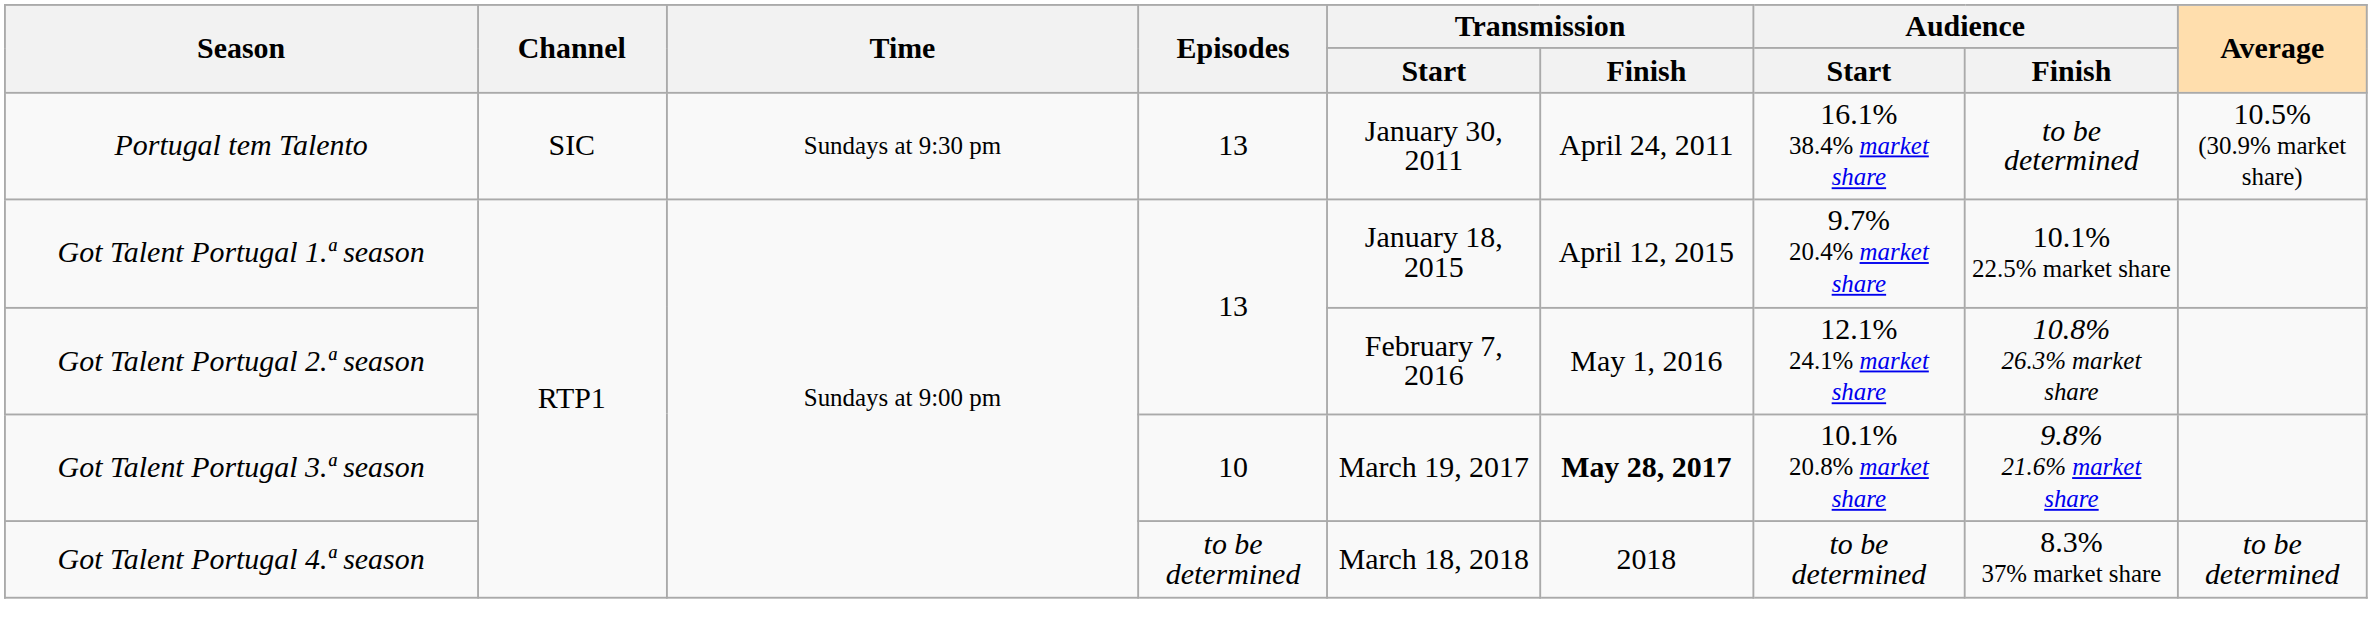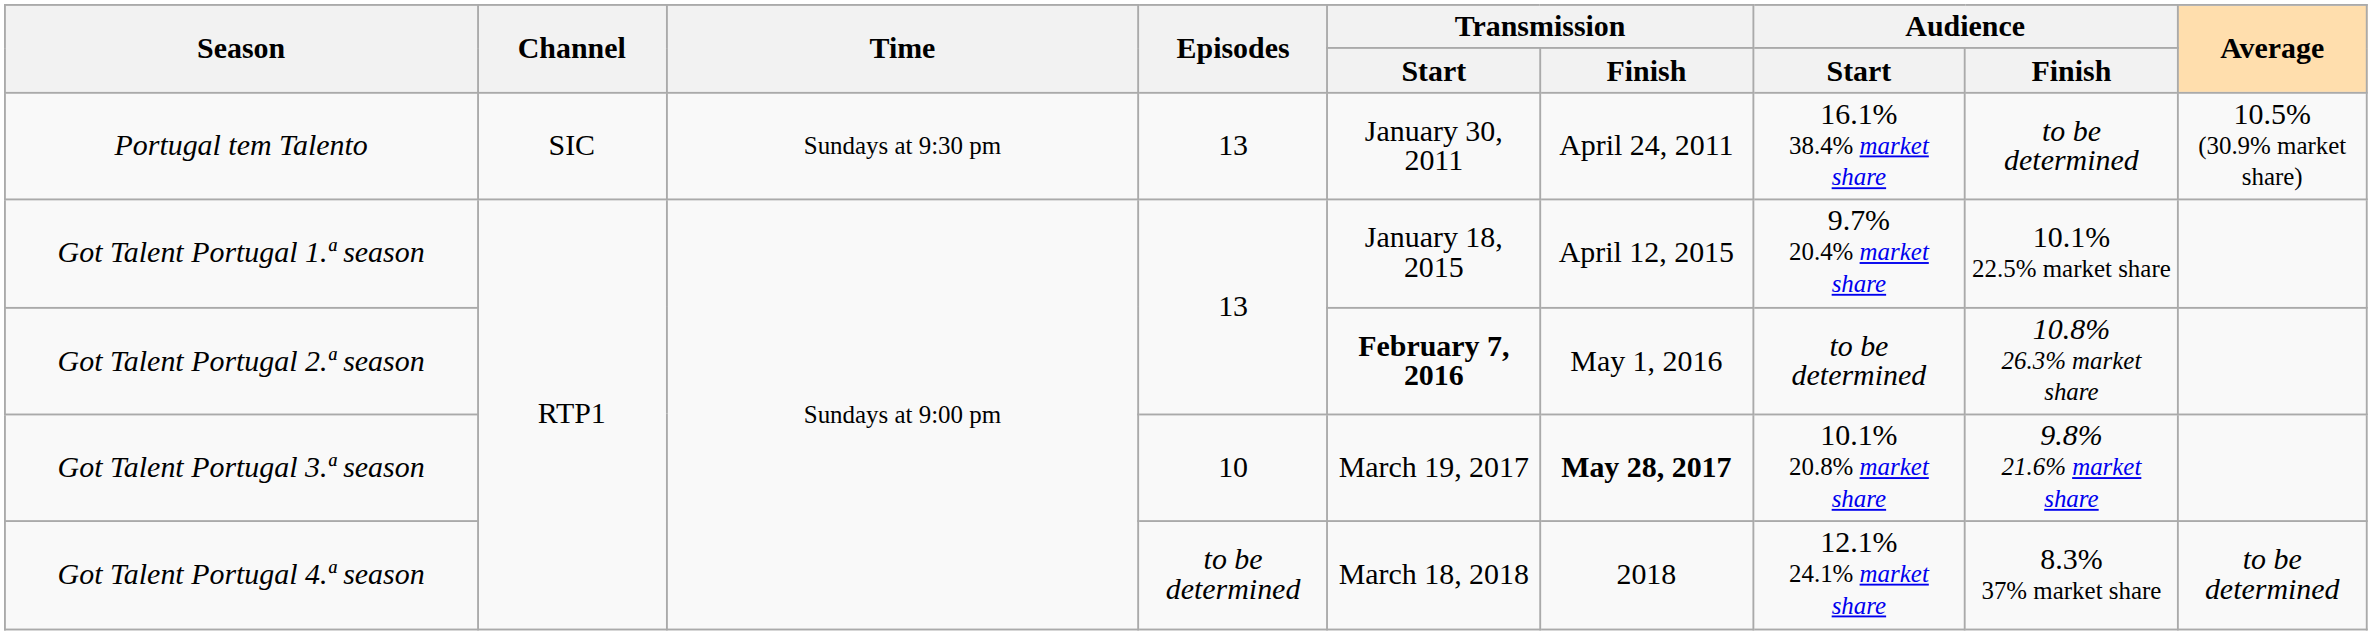(1434, 360) normal -> (1434, 360) bold
(1859, 359) 12.1% 24.1% market share -> (1859, 360) to be determined
(1859, 558) to be determined -> (1859, 573) 12.1% 24.1% market share
